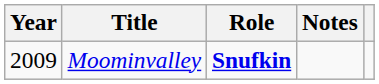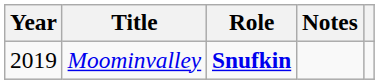(33, 60) 2009 -> (33, 60) 2019
